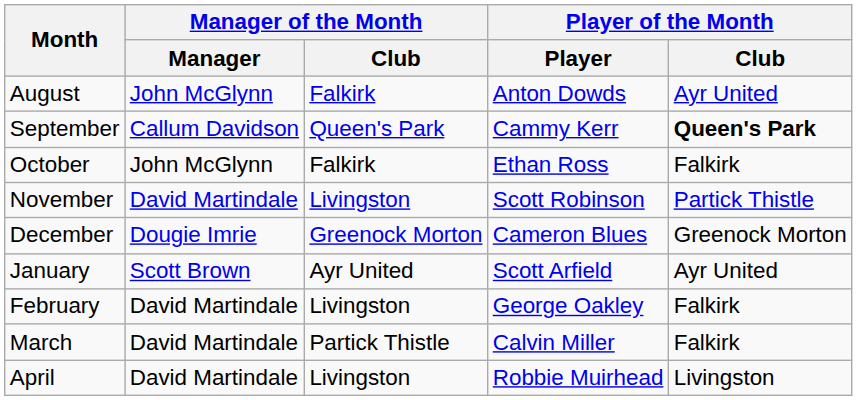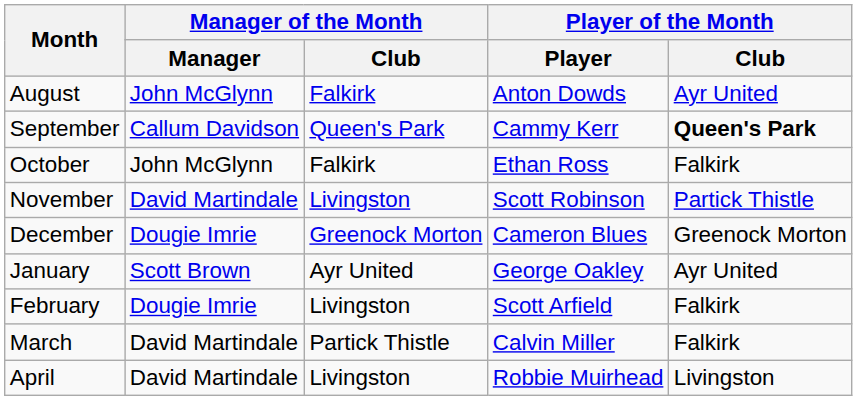(553, 270) Scott Arfield -> (568, 270) George Oakley
(214, 306) David Martindale -> (193, 306) Dougie Imrie
(568, 306) George Oakley -> (553, 306) Scott Arfield
